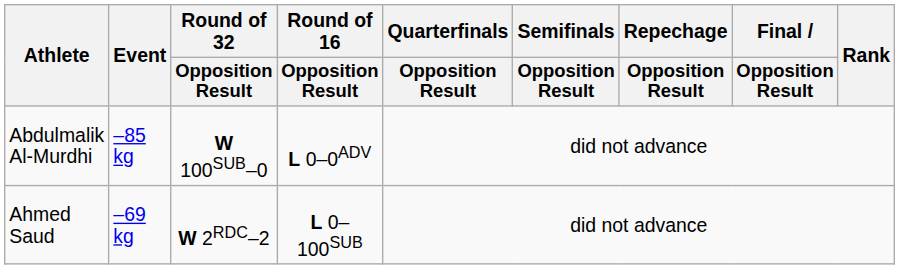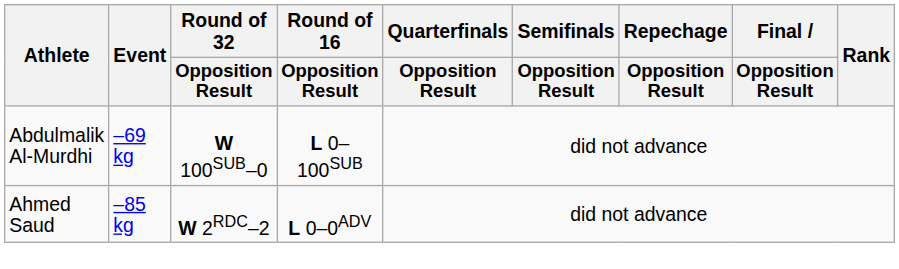(130, 146) –85 kg -> (130, 146) –69 kg
(330, 157) L 0–0ADV -> (330, 157) L 0–100SUB
(130, 225) –69 kg -> (130, 214) –85 kg
(330, 236) L 0–100SUB -> (330, 225) L 0–0ADV
